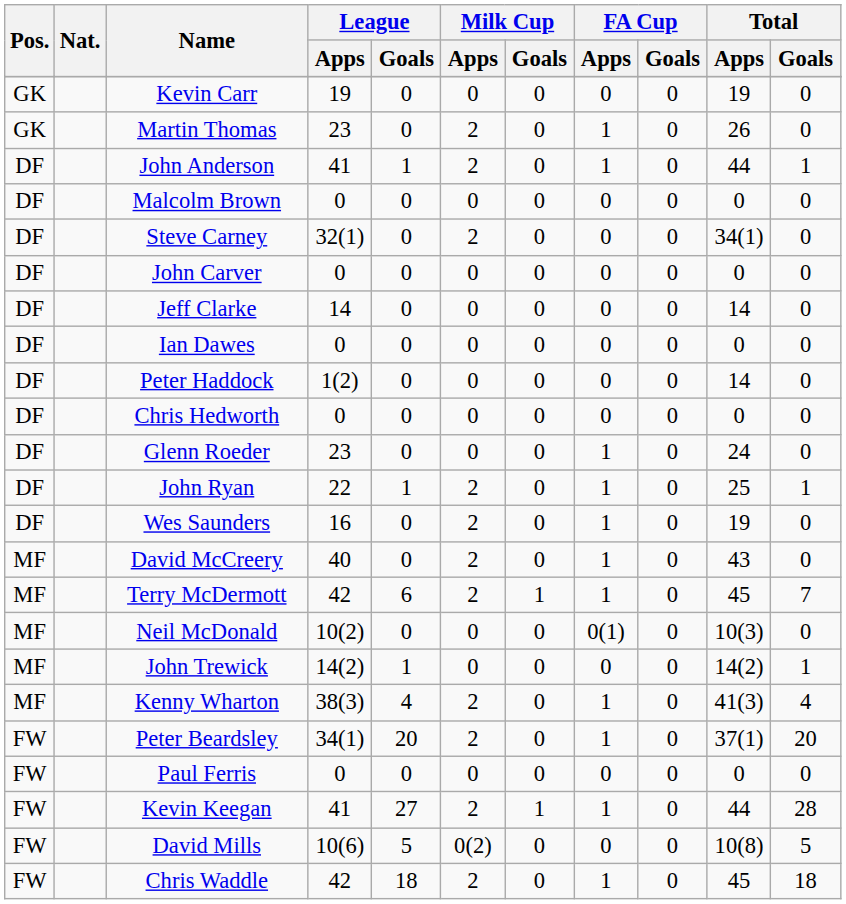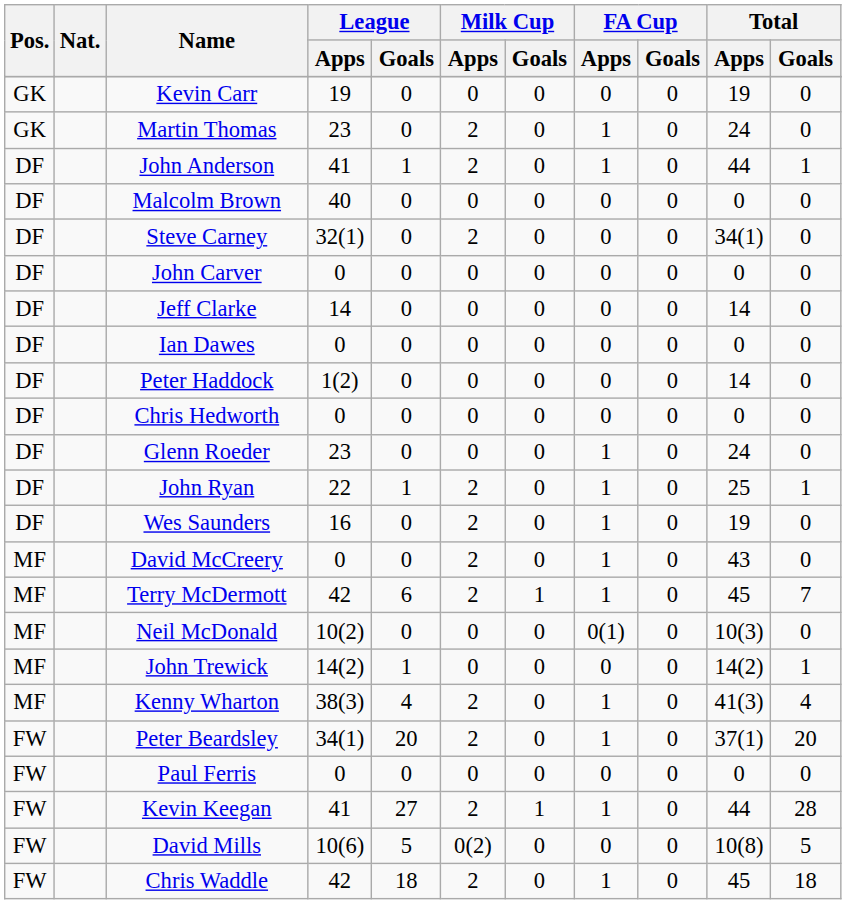(739, 129) 26 -> (739, 129) 24
(340, 201) 0 -> (340, 201) 40
(340, 559) 40 -> (340, 559) 0
